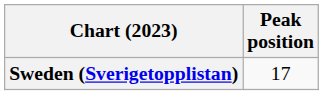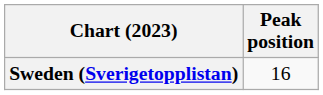(281, 73) 17 -> (281, 73) 16
